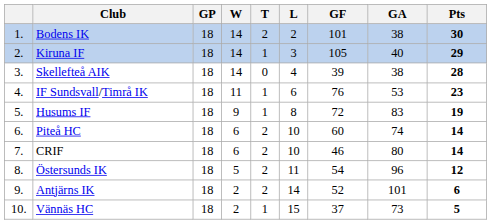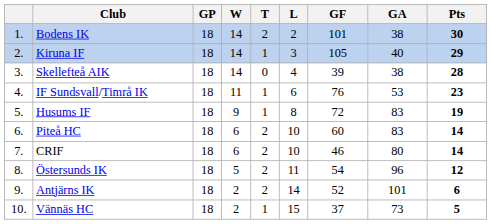(397, 131) 74 -> (397, 131) 83
